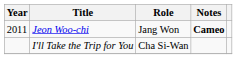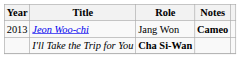(17, 29) 2011 -> (17, 29) 2013
(163, 45) normal -> (165, 45) bold
